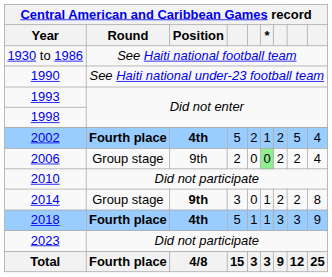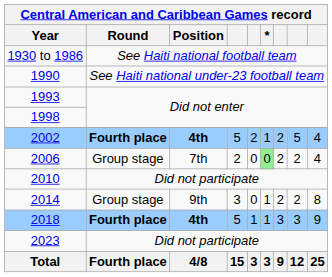(198, 158) 9th -> (198, 158) 7th
(198, 199) bold -> (198, 199) normal
